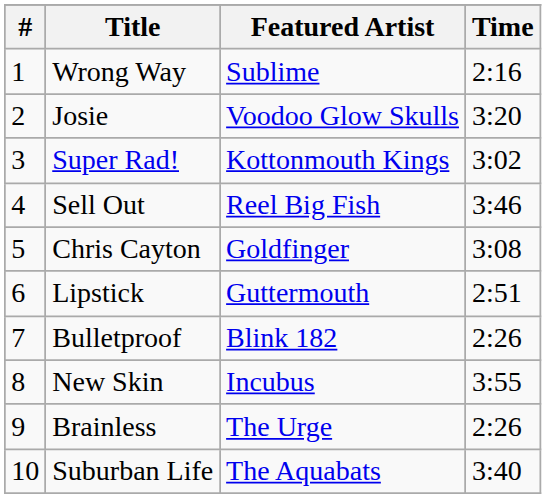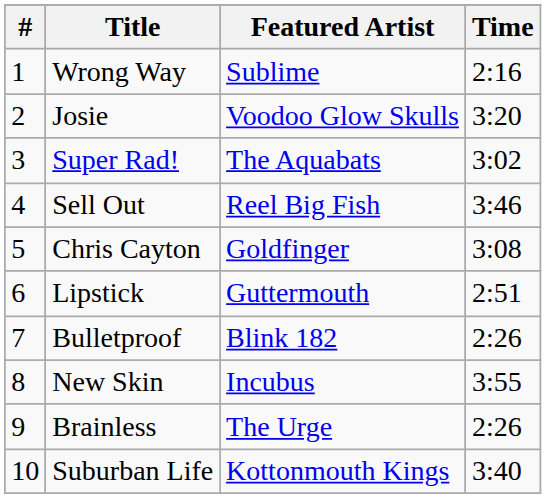(338, 159) Kottonmouth Kings -> (303, 159) The Aquabats
(303, 470) The Aquabats -> (338, 470) Kottonmouth Kings
